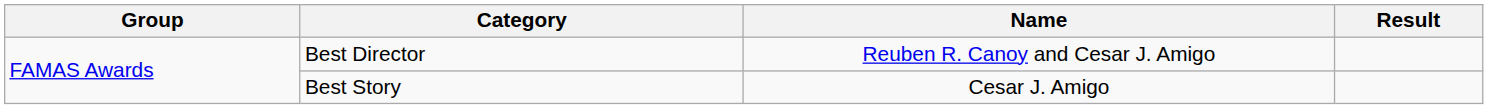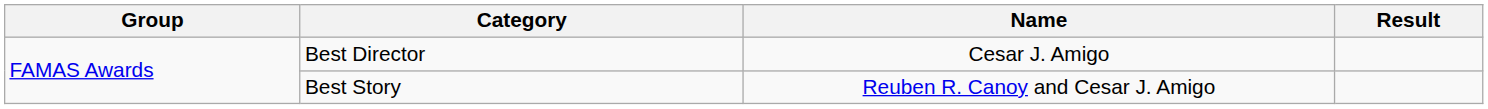(1039, 53) Reuben R. Canoy and Cesar J. Amigo -> (1039, 53) Cesar J. Amigo
(1039, 86) Cesar J. Amigo -> (1039, 86) Reuben R. Canoy and Cesar J. Amigo
